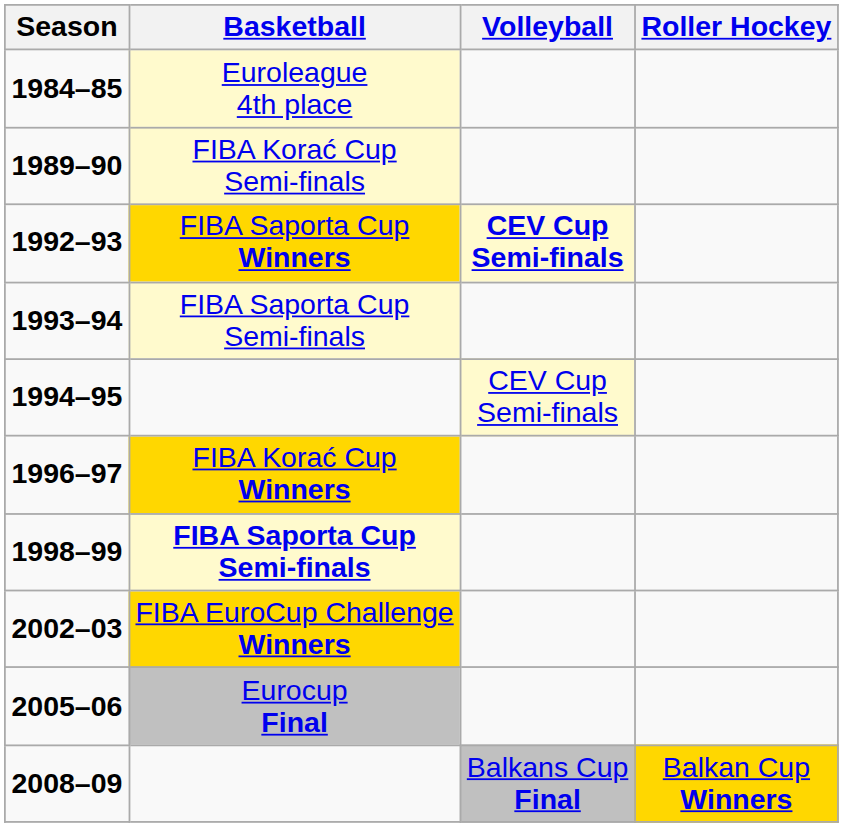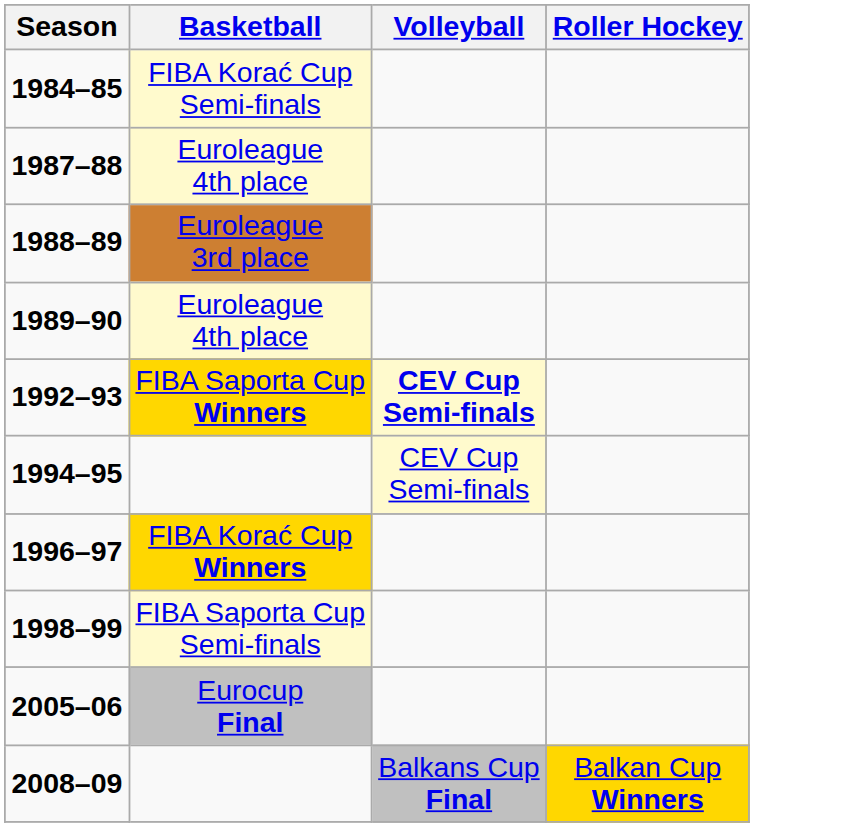(295, 88) Euroleague 4th place -> (250, 88) FIBA Korać Cup Semi-finals
+ row: (67, 165)
+ row: (67, 242)
(295, 165) FIBA Korać Cup Semi-finals -> (250, 319) Euroleague 4th place
- row: (67, 319)
(295, 551) bold -> (250, 628) normal
- row: (67, 628)
